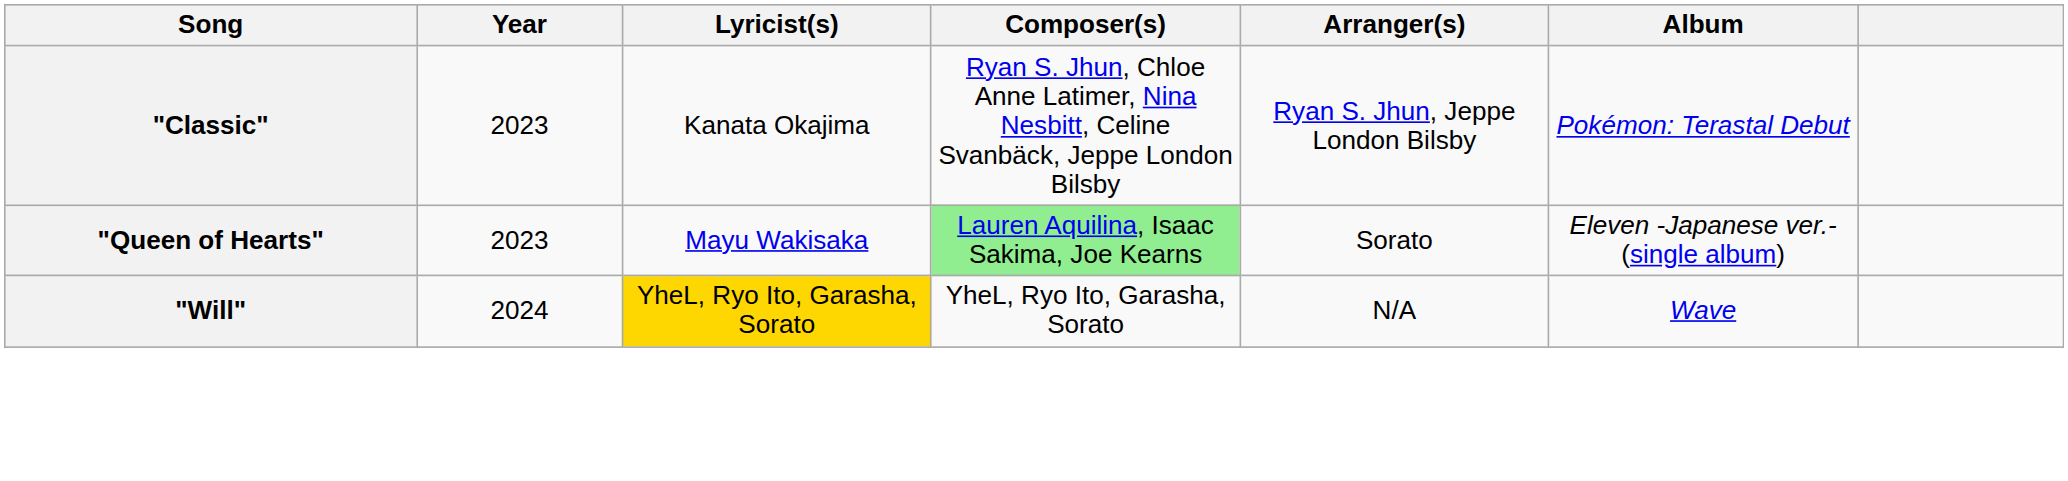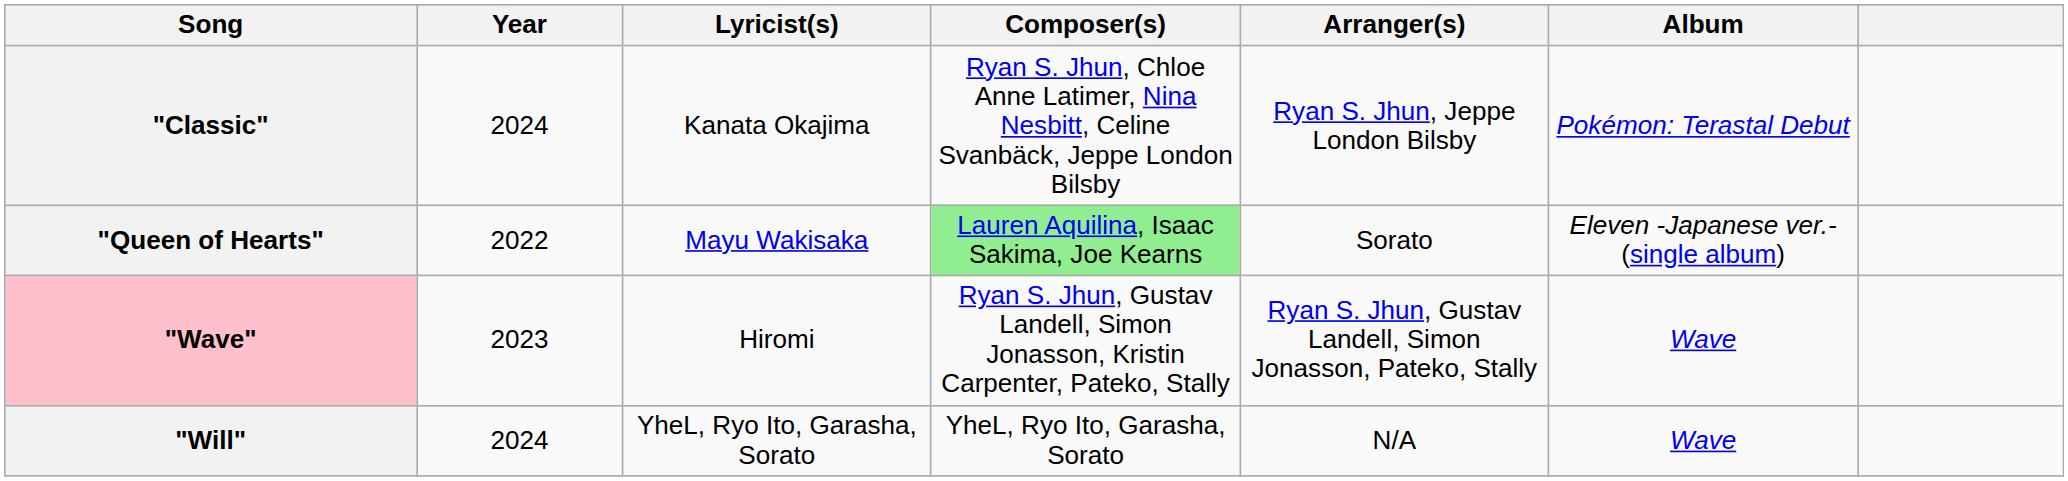(519, 125) 2023 -> (519, 125) 2024
(519, 239) 2023 -> (519, 239) 2022
+ row: (211, 339)
(777, 310) gold background -> (777, 440) no background
